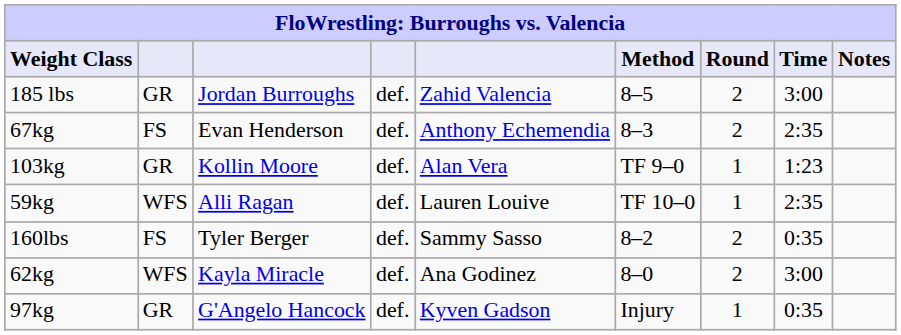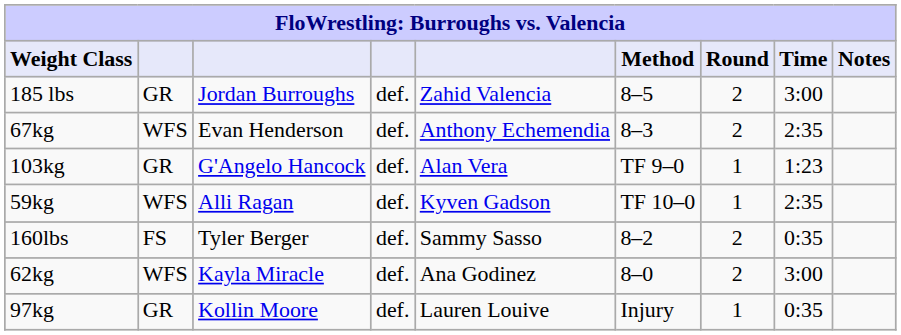(155, 130) FS -> (165, 130) WFS
(258, 166) Kollin Moore -> (282, 166) G'Angelo Hancock
(485, 202) Lauren Louive -> (485, 202) Kyven Gadson
(282, 310) G'Angelo Hancock -> (258, 310) Kollin Moore
(485, 310) Kyven Gadson -> (485, 310) Lauren Louive
